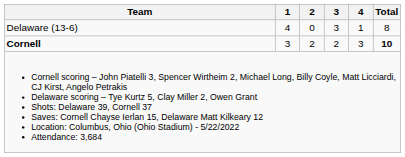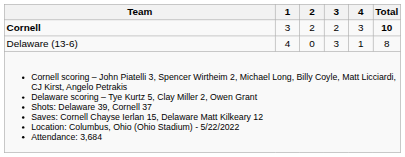rows swapped: (24, 43) <-> (42, 28)
